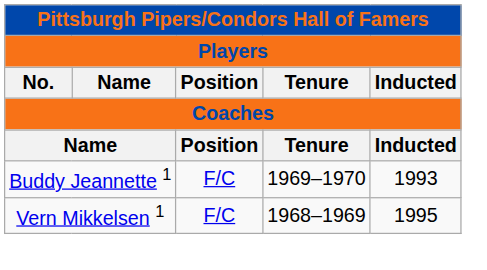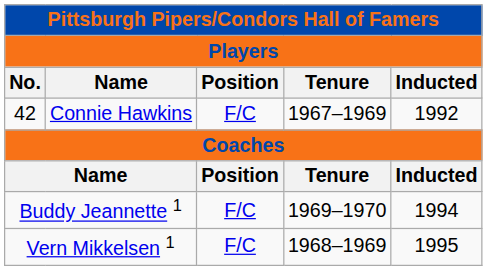+ row: (25, 113)
(416, 178) 1993 -> (436, 210) 1994
